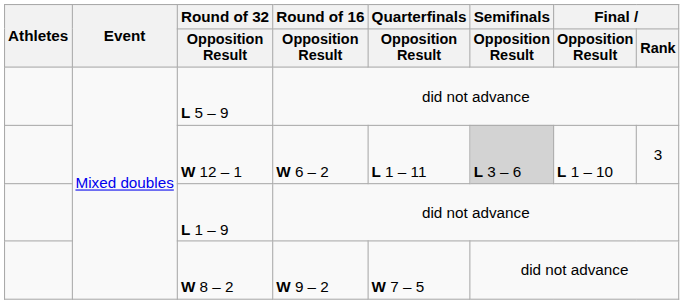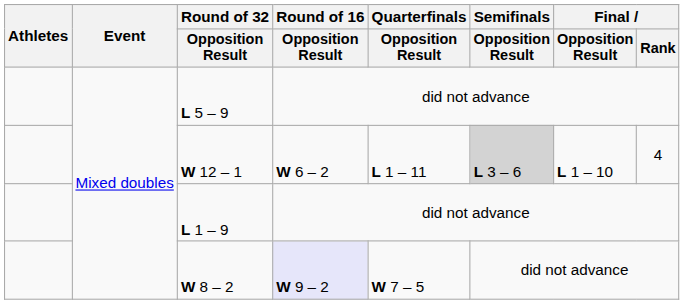(658, 155) 3 -> (658, 155) 4
(303, 288) no background -> (303, 288) lavender background
